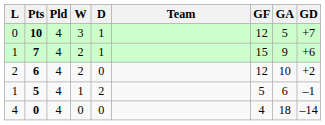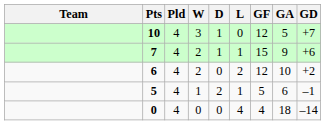columns swapped: (181, 14) <-> (15, 14)
